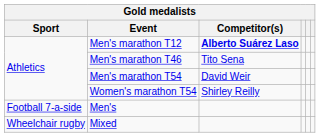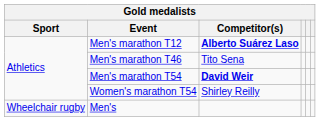(226, 76) normal -> (227, 76) bold
(44, 108) Football 7-a-side -> (46, 108) Wheelchair rugby
- row: (103, 124)
